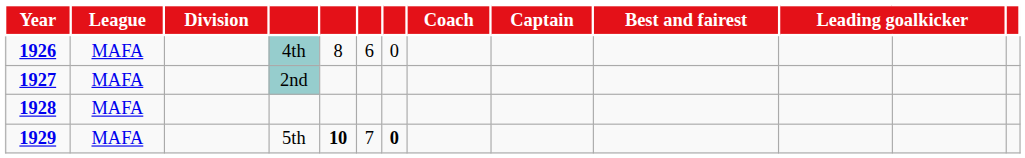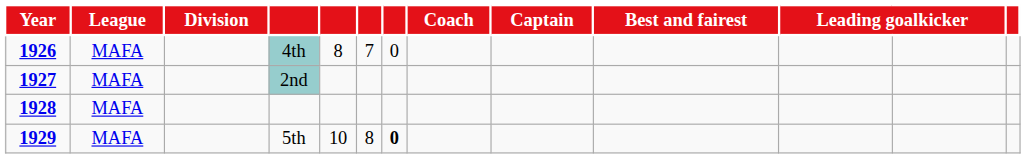(369, 50) 6 -> (369, 50) 7
(338, 138) bold -> (338, 138) normal
(369, 138) 7 -> (369, 138) 8
